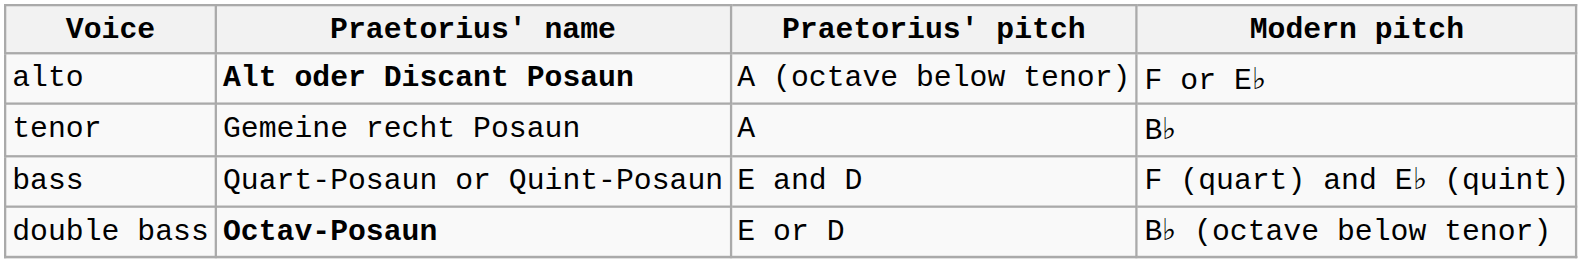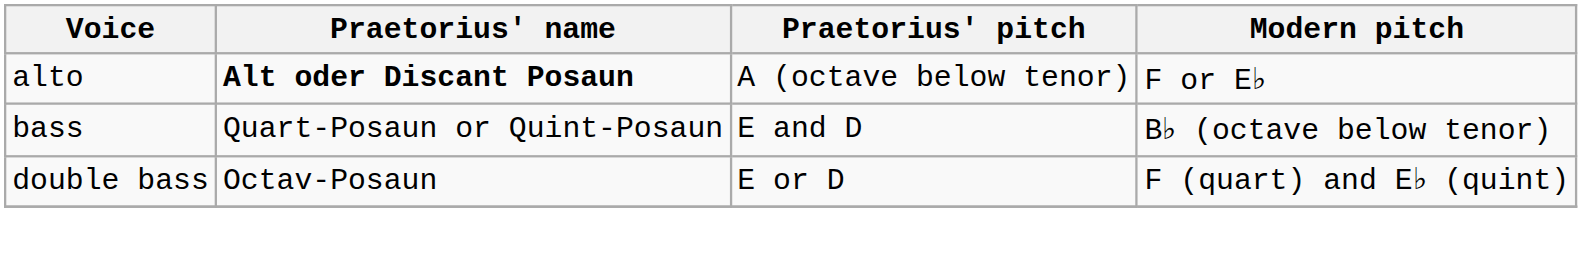- row: (57, 130)
(1357, 182) F (quart) and E♭ (quint) -> (1348, 131) B♭ (octave below tenor)
(330, 231) bold -> (330, 181) normal
(1348, 233) B♭ (octave below tenor) -> (1357, 182) F (quart) and E♭ (quint)
